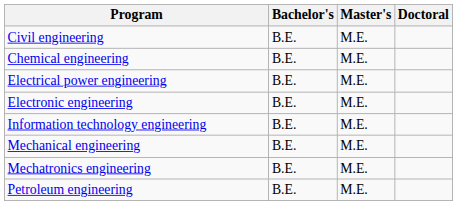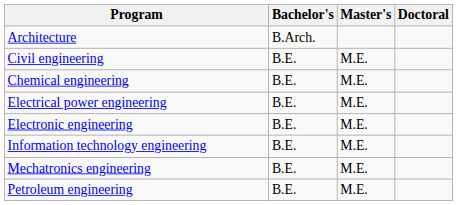+ row: (42, 37)
- row: (74, 146)
